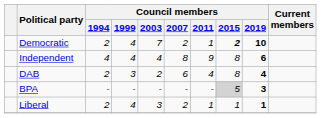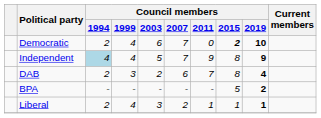(159, 43) 7 -> (159, 43) 6
(185, 43) 2 -> (185, 43) 7
(211, 43) 1 -> (211, 43) 0
(107, 58) no background -> (107, 58) lightblue background
(159, 58) 4 -> (159, 58) 5
(185, 58) 8 -> (185, 58) 7
(263, 58) 6 -> (263, 58) 9
(211, 74) 4 -> (211, 74) 7
(237, 89) lightgrey background -> (237, 89) no background
(263, 89) 3 -> (263, 89) 2
